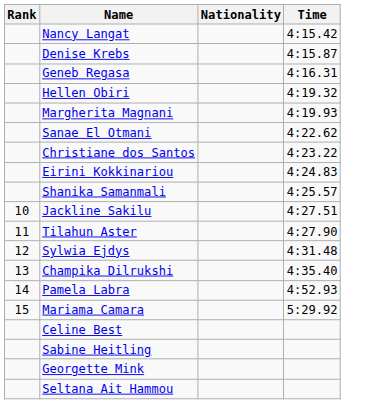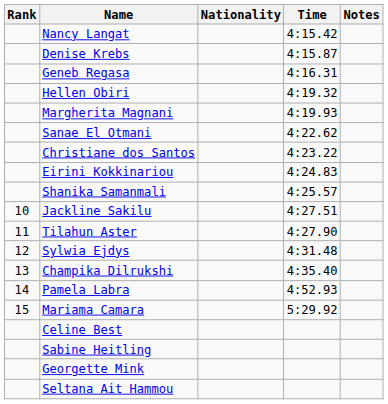+ column: (362, 14)
